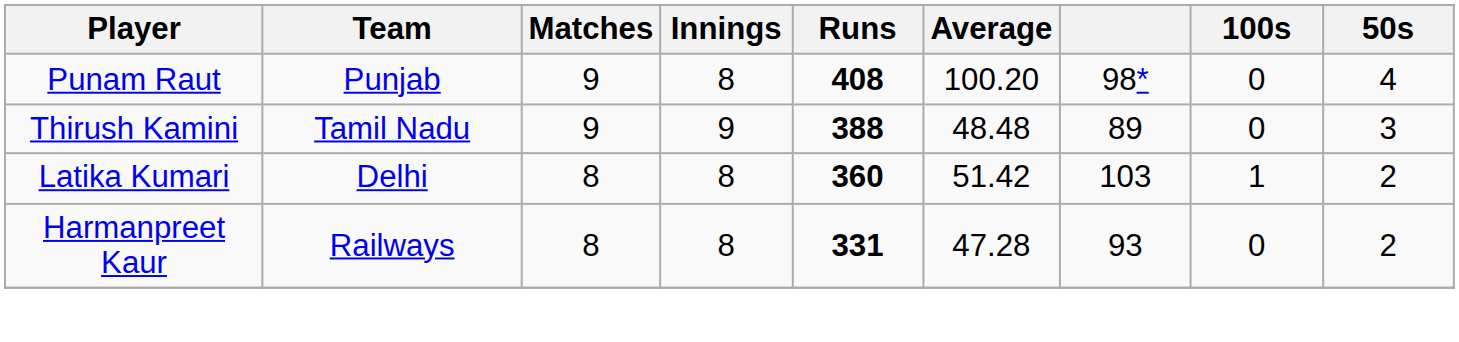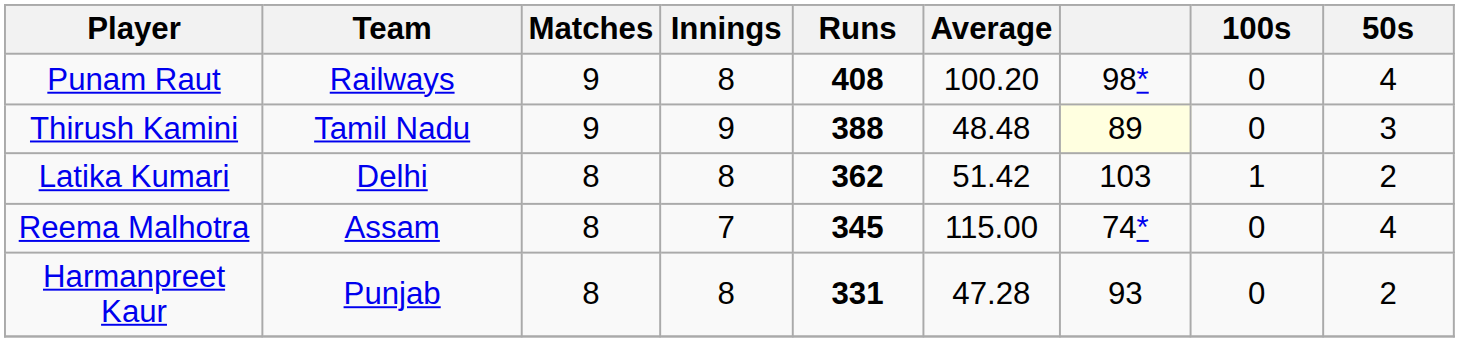(392, 78) Punjab -> (392, 78) Railways
(1125, 128) no background -> (1125, 128) lightyellow background
(858, 177) 360 -> (858, 177) 362
+ row: (134, 227)
(392, 244) Railways -> (392, 294) Punjab
